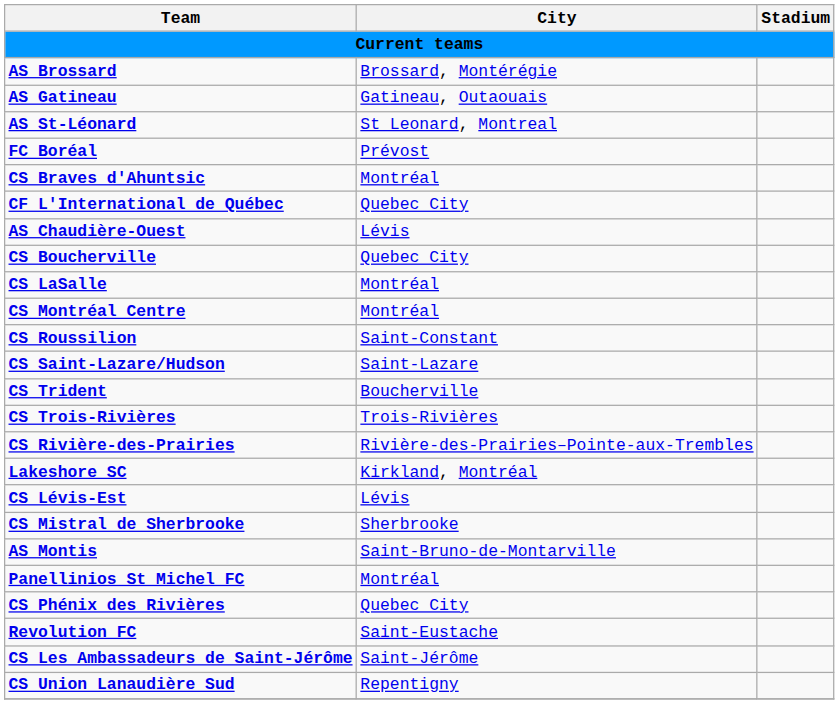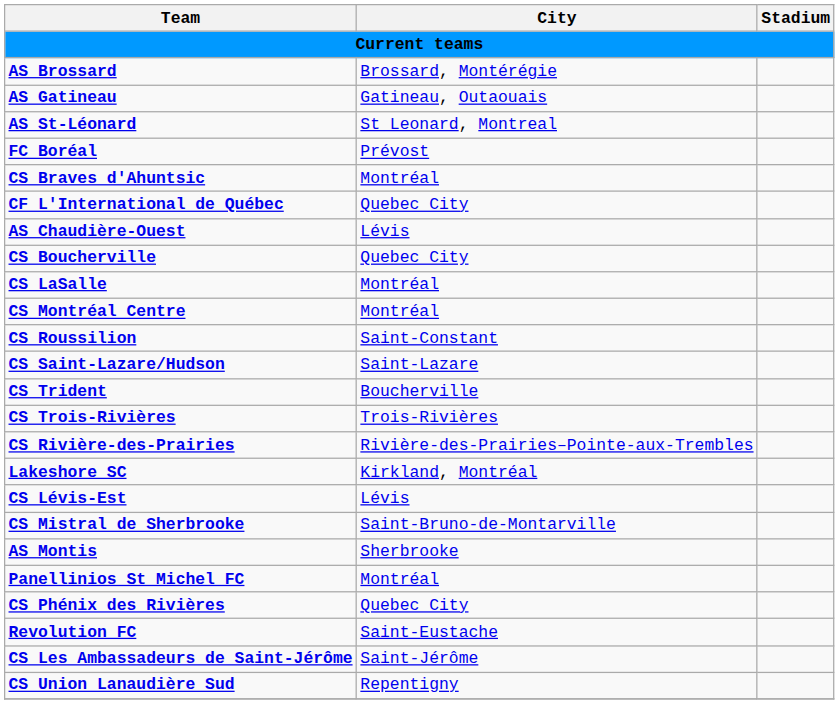(410, 525) Sherbrooke -> (488, 525) Saint-Bruno-de-Montarville
(488, 552) Saint-Bruno-de-Montarville -> (410, 552) Sherbrooke
